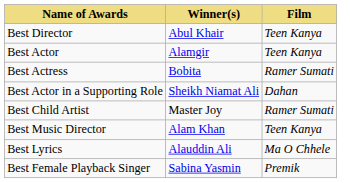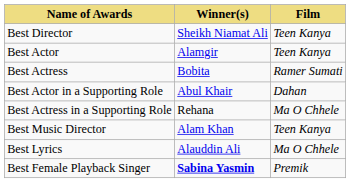(196, 33) Abul Khair -> (223, 33) Sheikh Niamat Ali
(214, 91) Sheikh Niamat Ali -> (205, 91) Abul Khair
+ row: (89, 110)
- row: (48, 110)
(205, 168) normal -> (216, 168) bold
